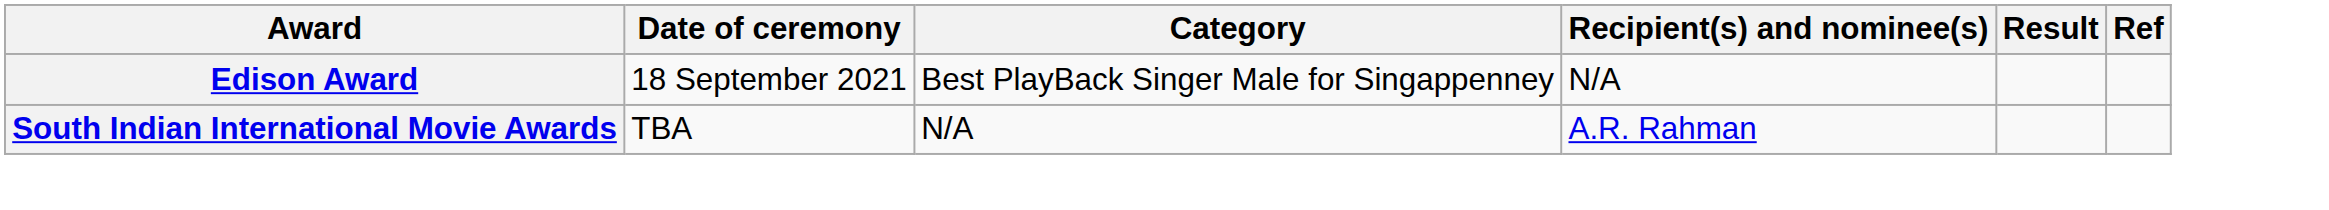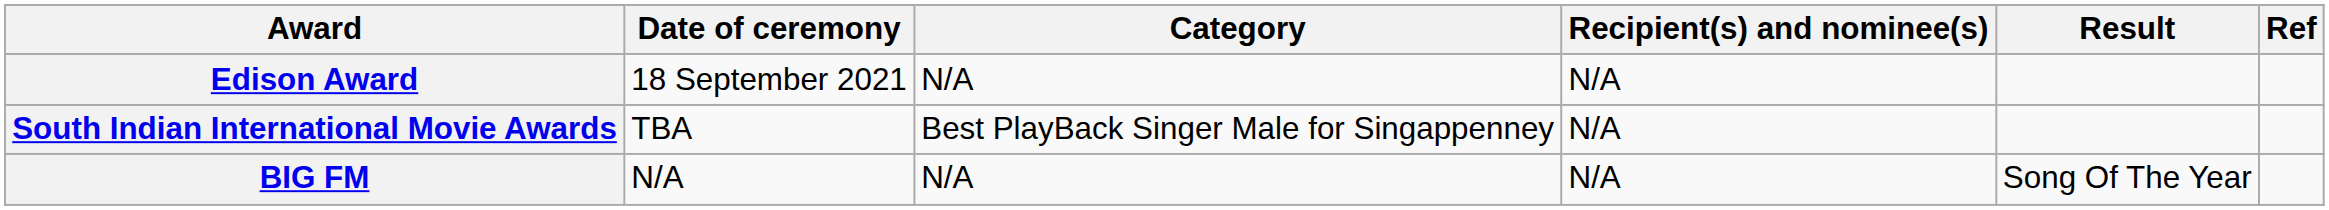(1238, 79) Best PlayBack Singer Male for Singappenney -> (947, 79) N/A
(947, 128) N/A -> (1238, 128) Best PlayBack Singer Male for Singappenney
(1663, 128) A.R. Rahman -> (1595, 128) N/A
+ row: (315, 178)
